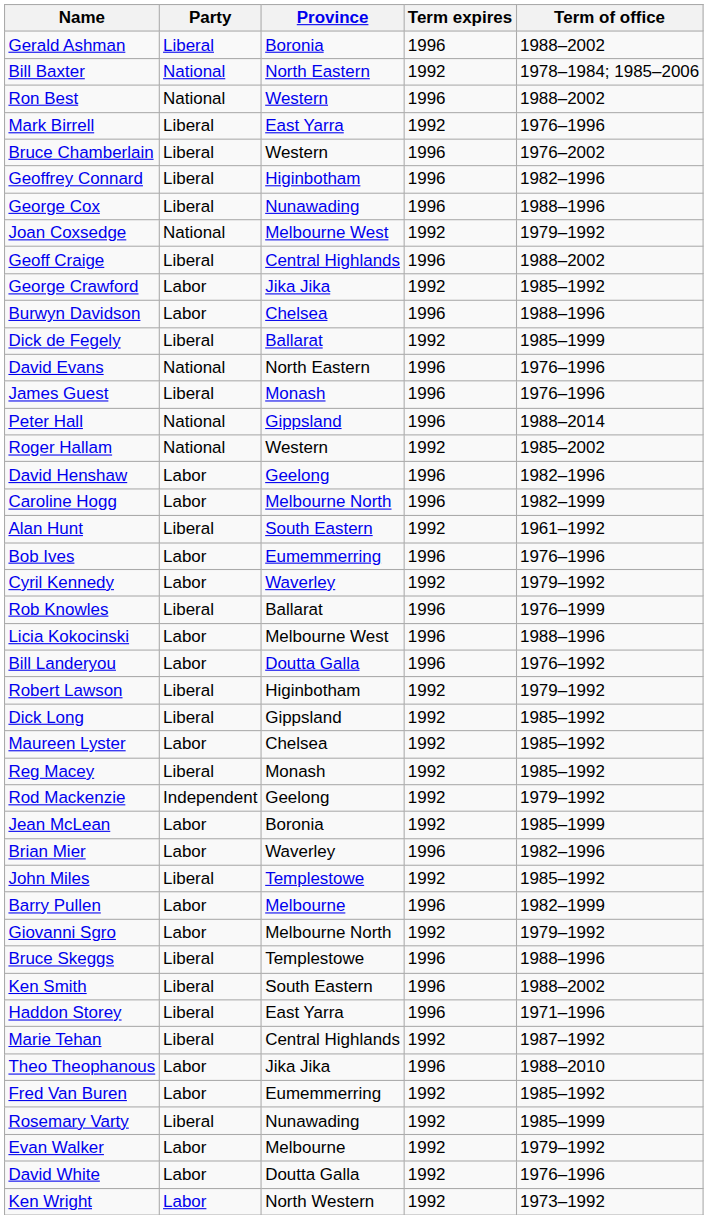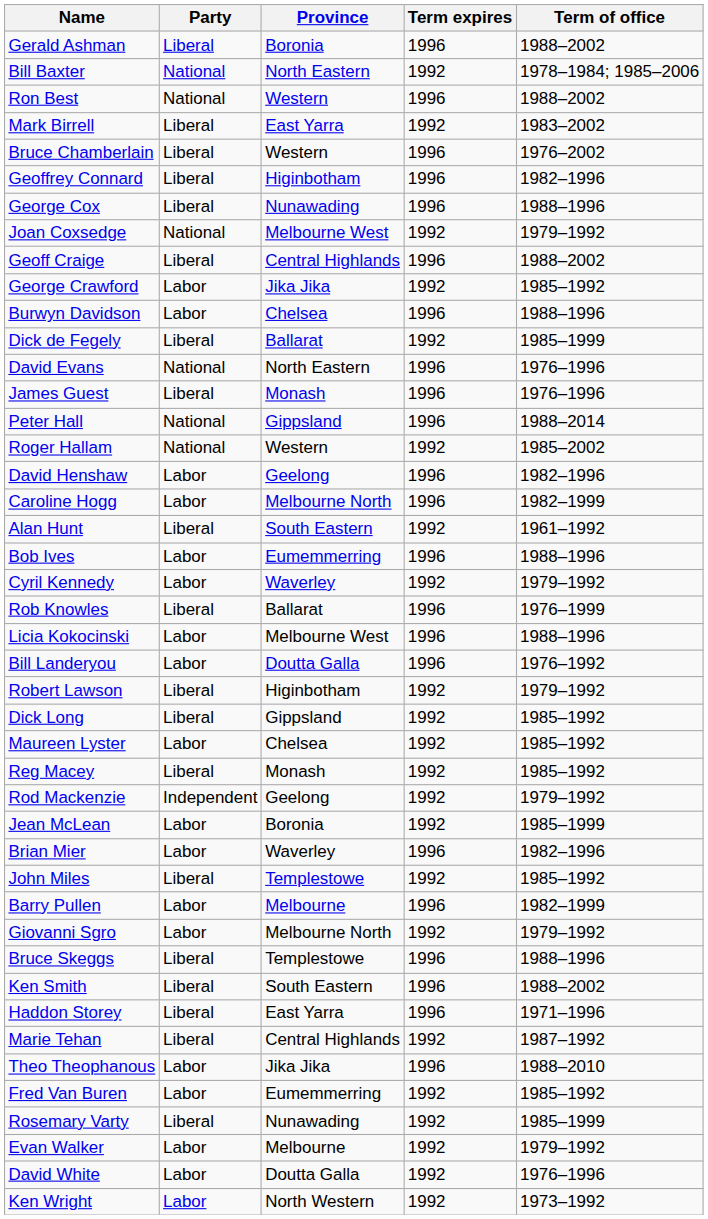(562, 125) 1976–1996 -> (562, 125) 1983–2002
(562, 555) 1976–1996 -> (562, 555) 1988–1996
